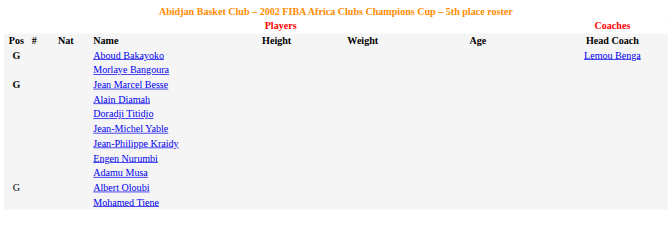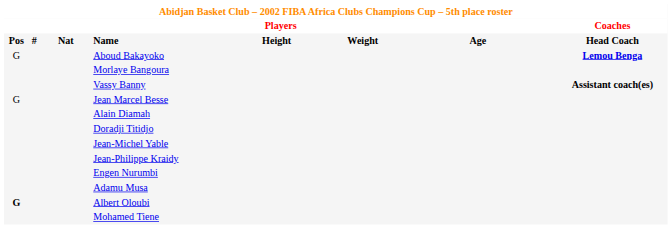(16, 55) bold -> (16, 55) normal
(612, 55) normal -> (612, 55) bold
+ row: (119, 84)
(16, 84) bold -> (16, 99) normal
(16, 187) normal -> (16, 202) bold
